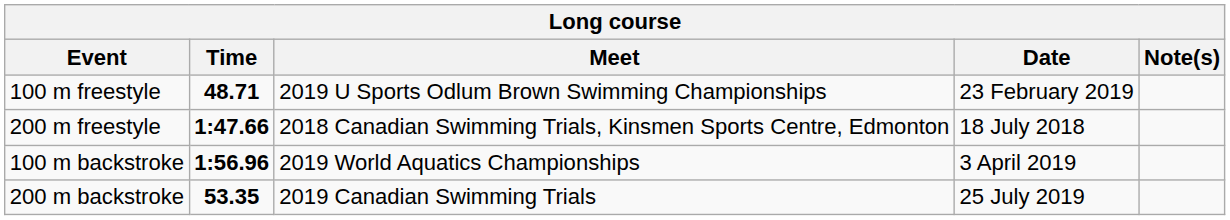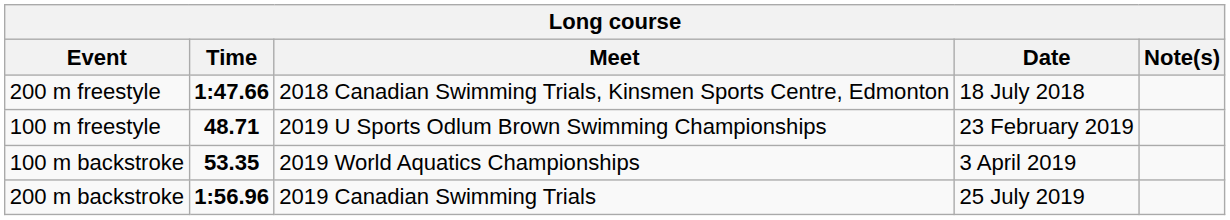rows swapped: (85, 92) <-> (85, 127)
(232, 162) 1:56.96 -> (232, 162) 53.35
(232, 197) 53.35 -> (232, 197) 1:56.96
